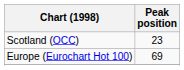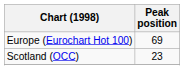rows swapped: (70, 56) <-> (43, 40)
